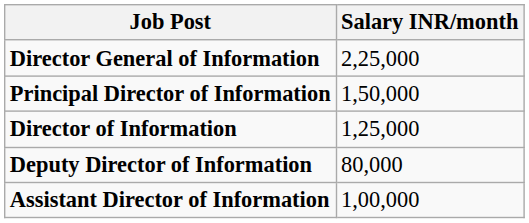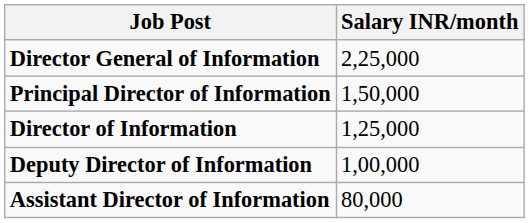(372, 164) 80,000 -> (380, 164) 1,00,000
(380, 199) 1,00,000 -> (372, 199) 80,000
